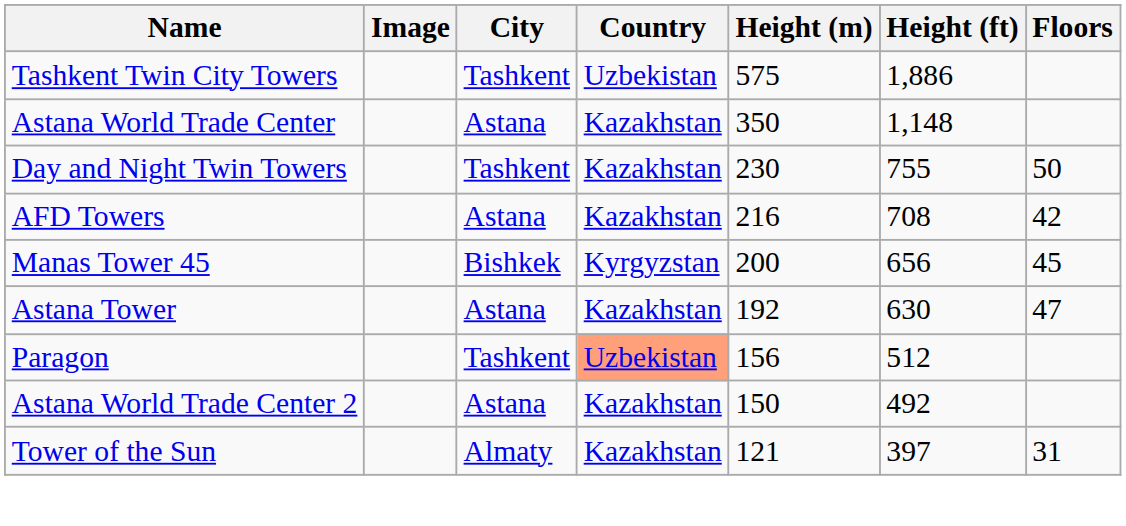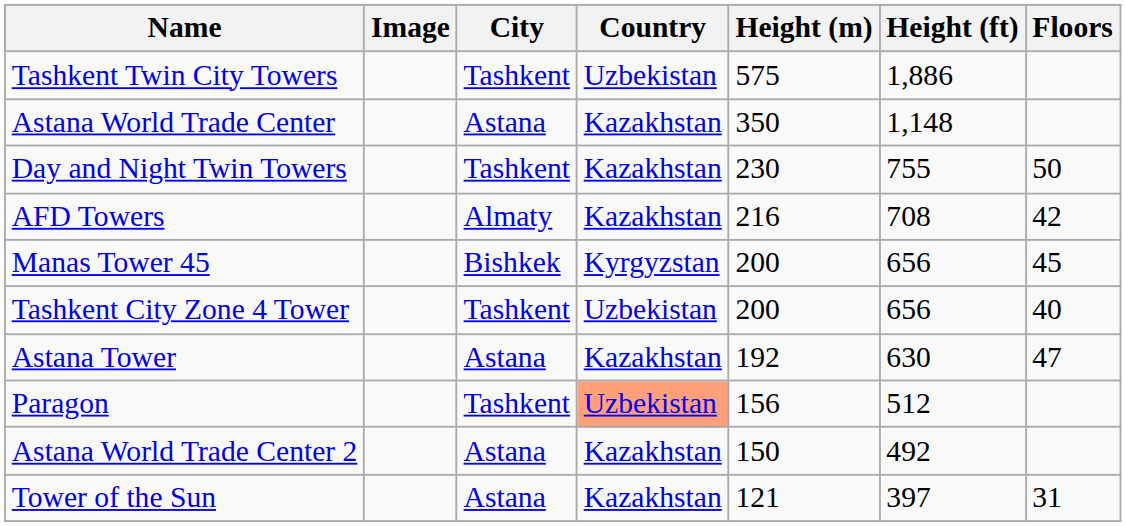(505, 215) Astana -> (508, 215) Almaty
+ row: (180, 309)
(508, 450) Almaty -> (505, 497) Astana
